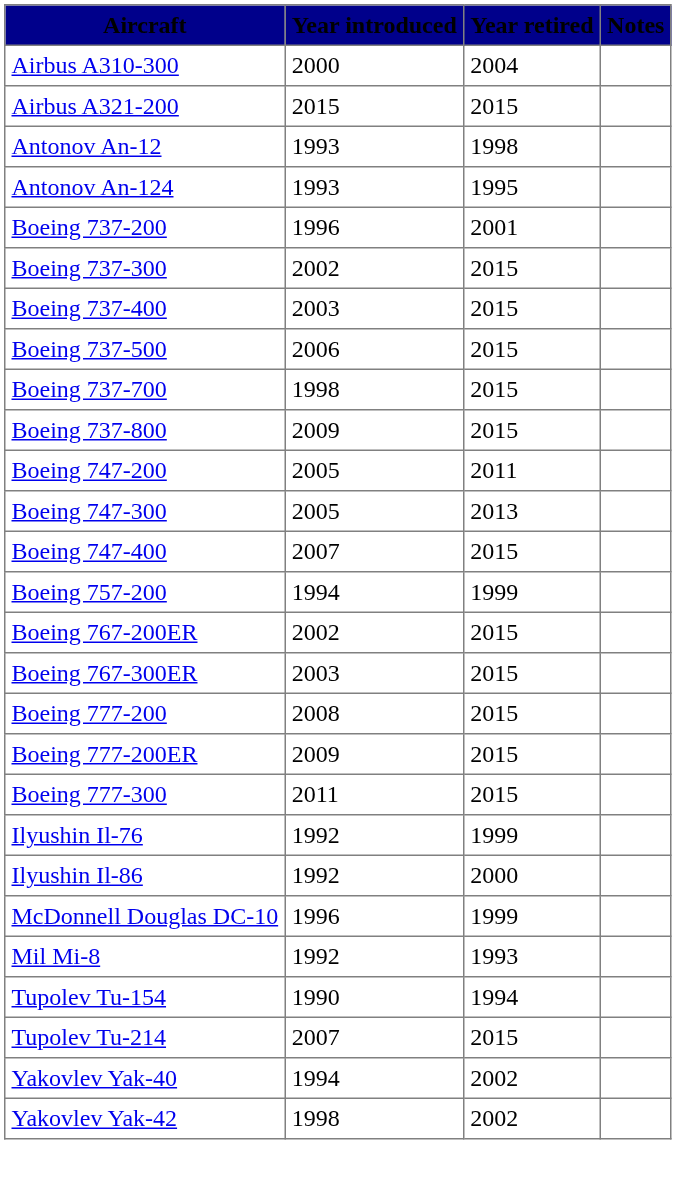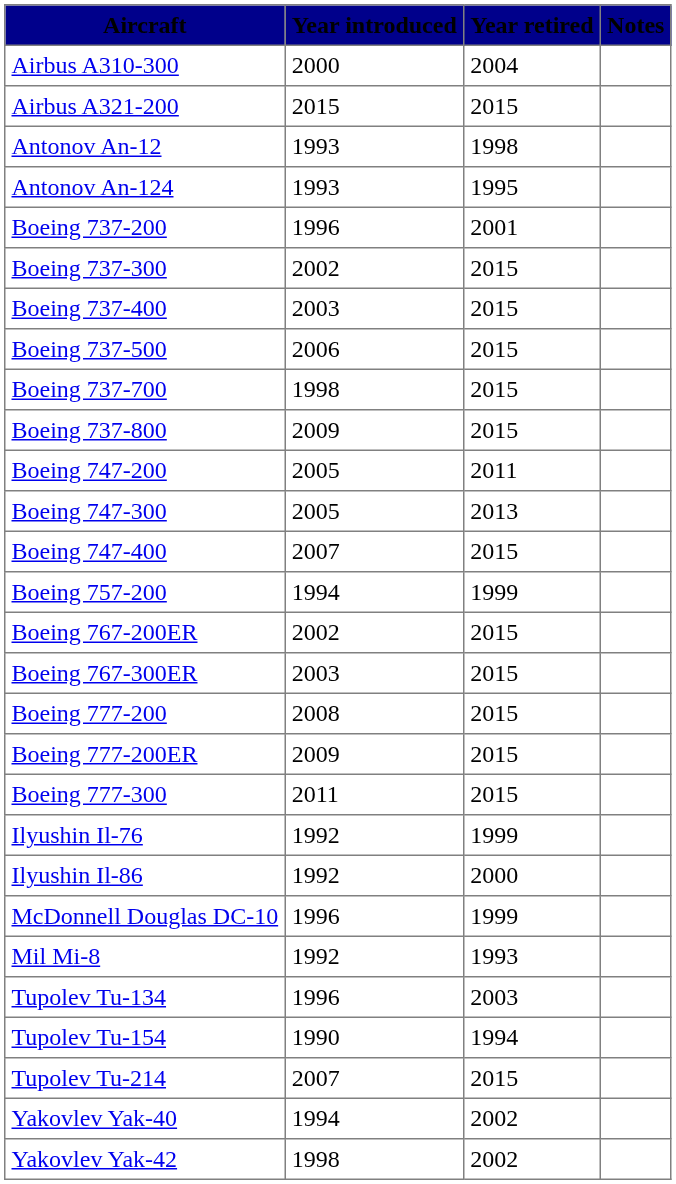+ row: (89, 996)
